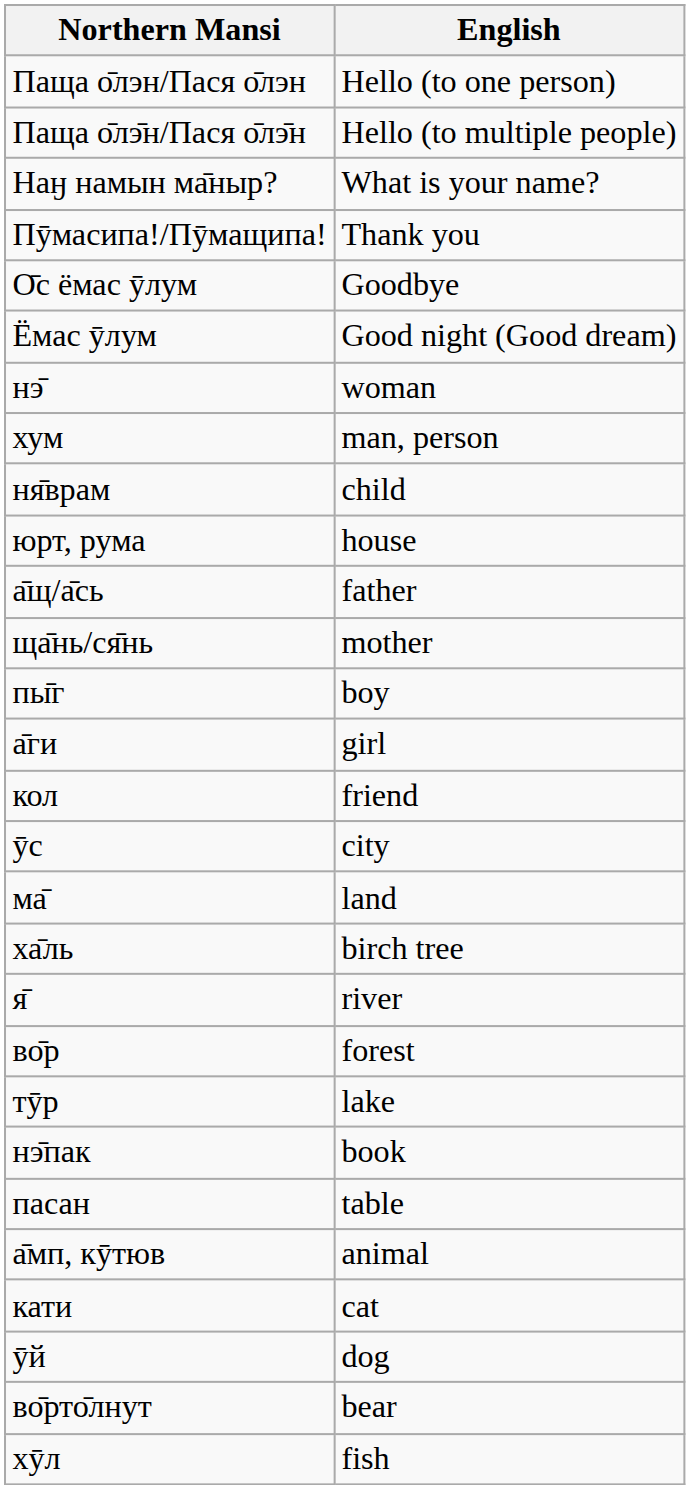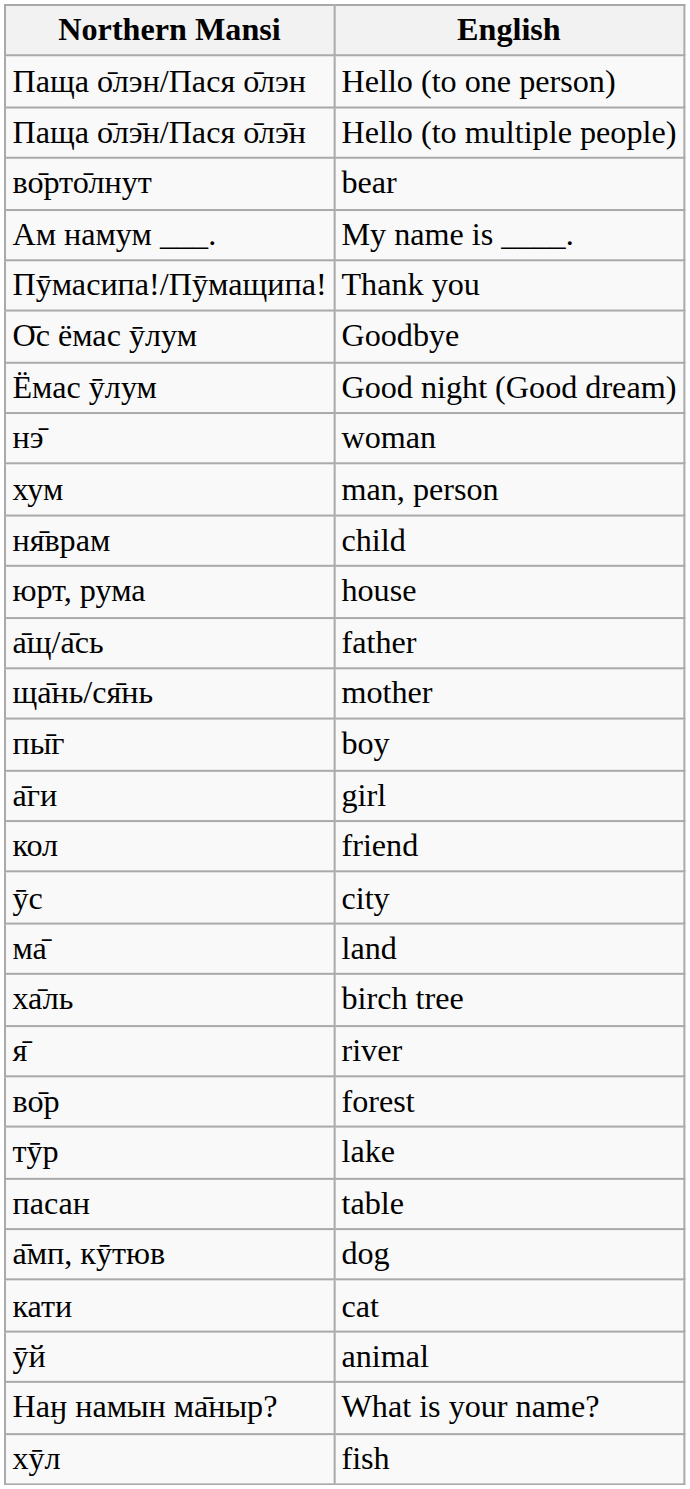rows swapped: (145, 183) <-> (82, 1407)
+ row: (114, 234)
- row: (51, 1152)
(385, 1254) animal -> (366, 1254) dog
(366, 1356) dog -> (385, 1356) animal
